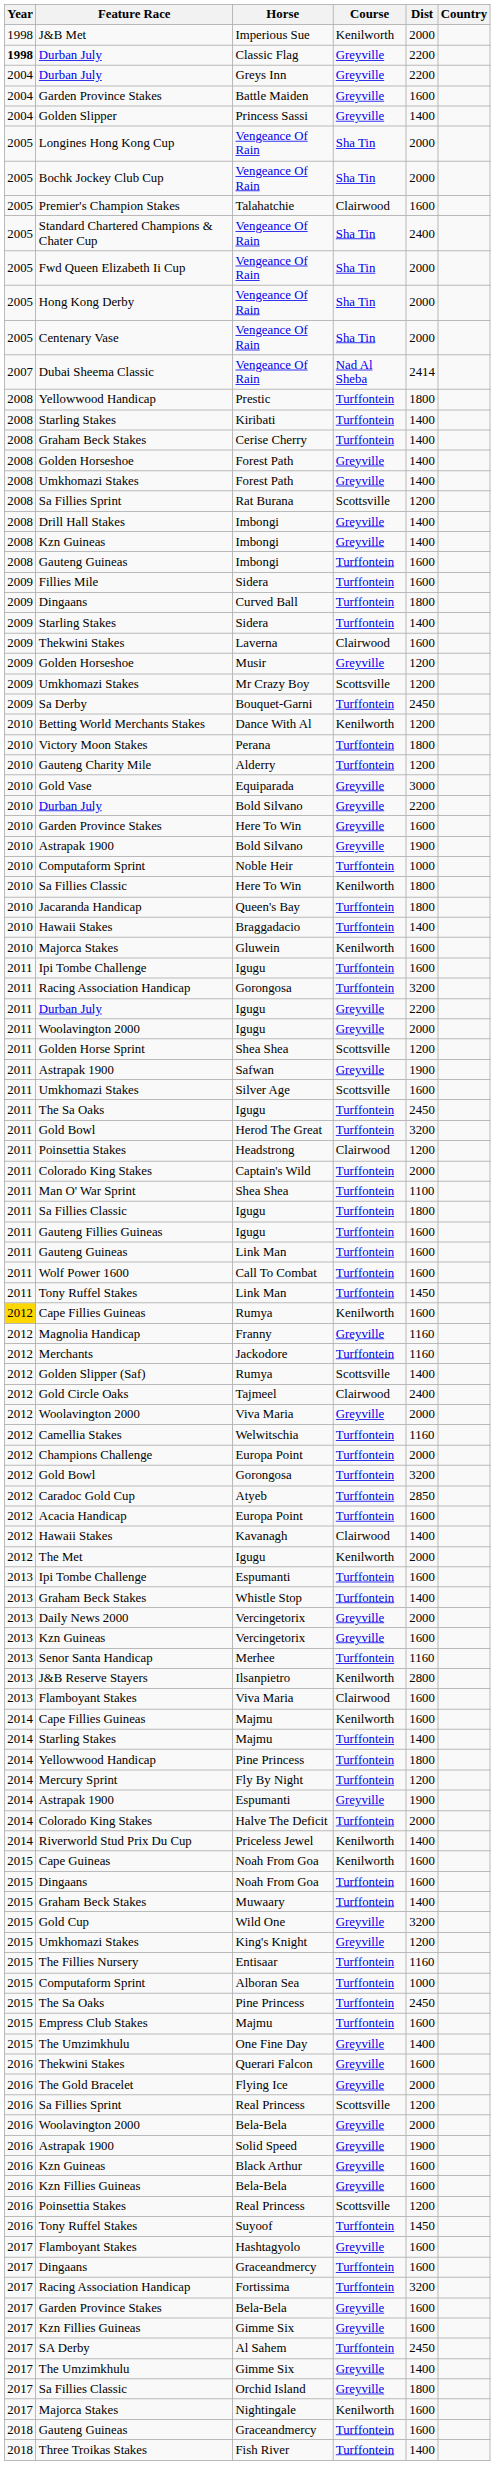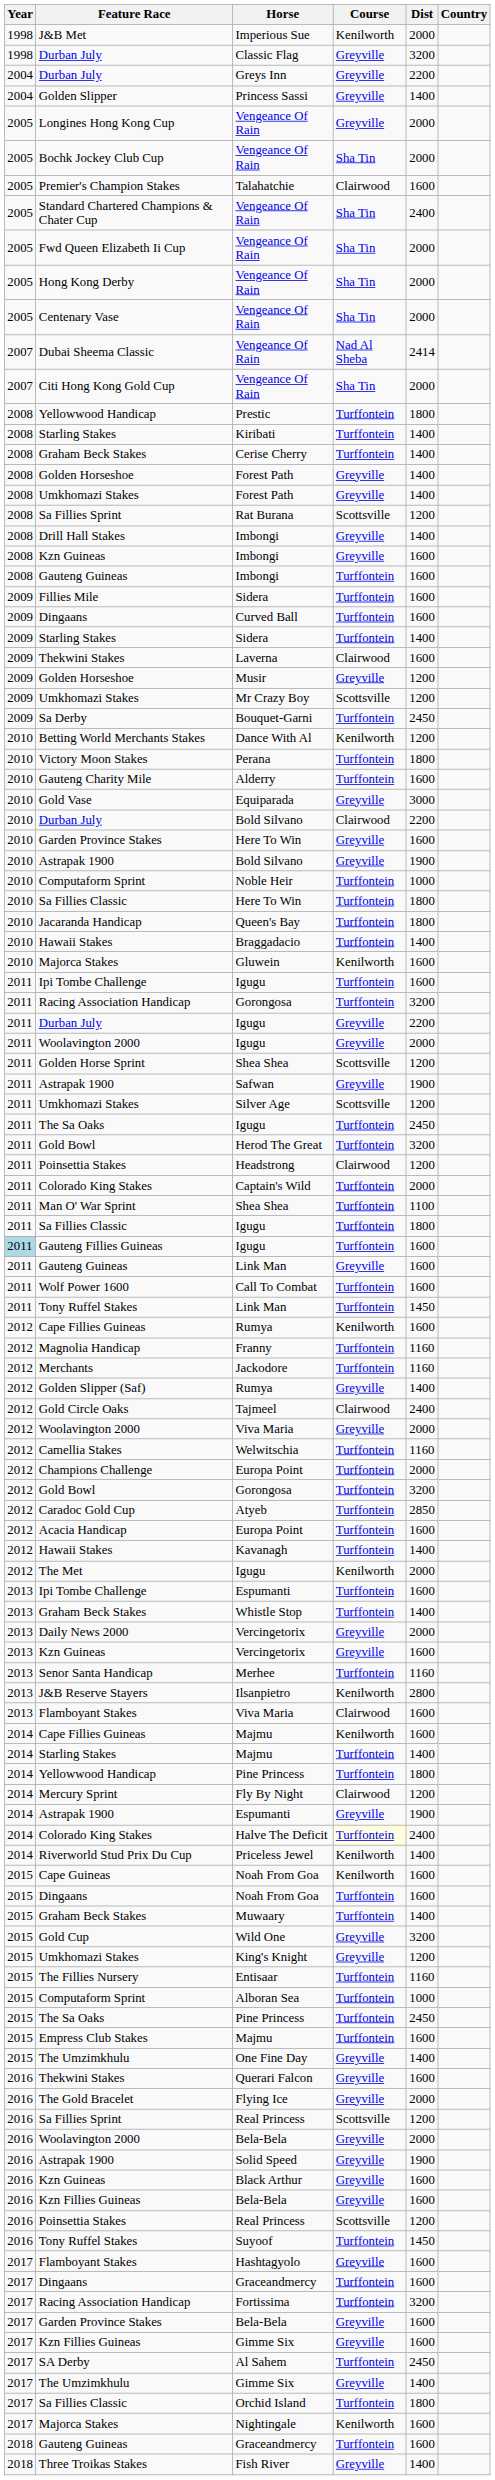(20, 55) bold -> (20, 55) normal
(422, 55) 2200 -> (422, 55) 3200
- row: (100, 95)
(356, 143) Sha Tin -> (360, 123) Greyville
+ row: (107, 386)
(422, 541) 1400 -> (422, 556) 1600
(422, 602) 1800 -> (422, 617) 1600
(422, 765) 1200 -> (422, 779) 1600
(360, 805) Greyville -> (363, 820) Clairwood
(365, 886) Kenilworth -> (365, 901) Turffontein
(422, 1089) 1600 -> (422, 1104) 1200
(20, 1231) no background -> (20, 1246) lightblue background
(365, 1252) Turffontein -> (360, 1266) Greyville
(20, 1313) gold background -> (20, 1327) no background
(360, 1333) Greyville -> (365, 1347) Turffontein
(363, 1374) Scottsville -> (360, 1388) Greyville
(363, 1536) Clairwood -> (365, 1550) Turffontein
(365, 1780) Turffontein -> (363, 1794) Clairwood
(365, 1820) no background -> (365, 1835) lightyellow background
(422, 1820) 2000 -> (422, 1835) 2400
(360, 2389) Greyville -> (365, 2403) Turffontein
(365, 2449) Turffontein -> (360, 2464) Greyville
